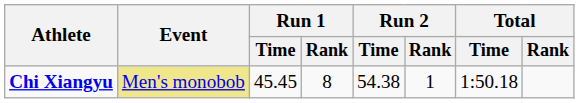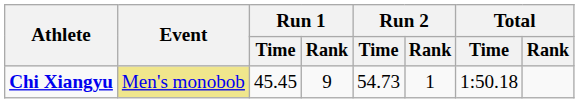(327, 82) 8 -> (327, 82) 9
(379, 82) 54.38 -> (379, 82) 54.73
